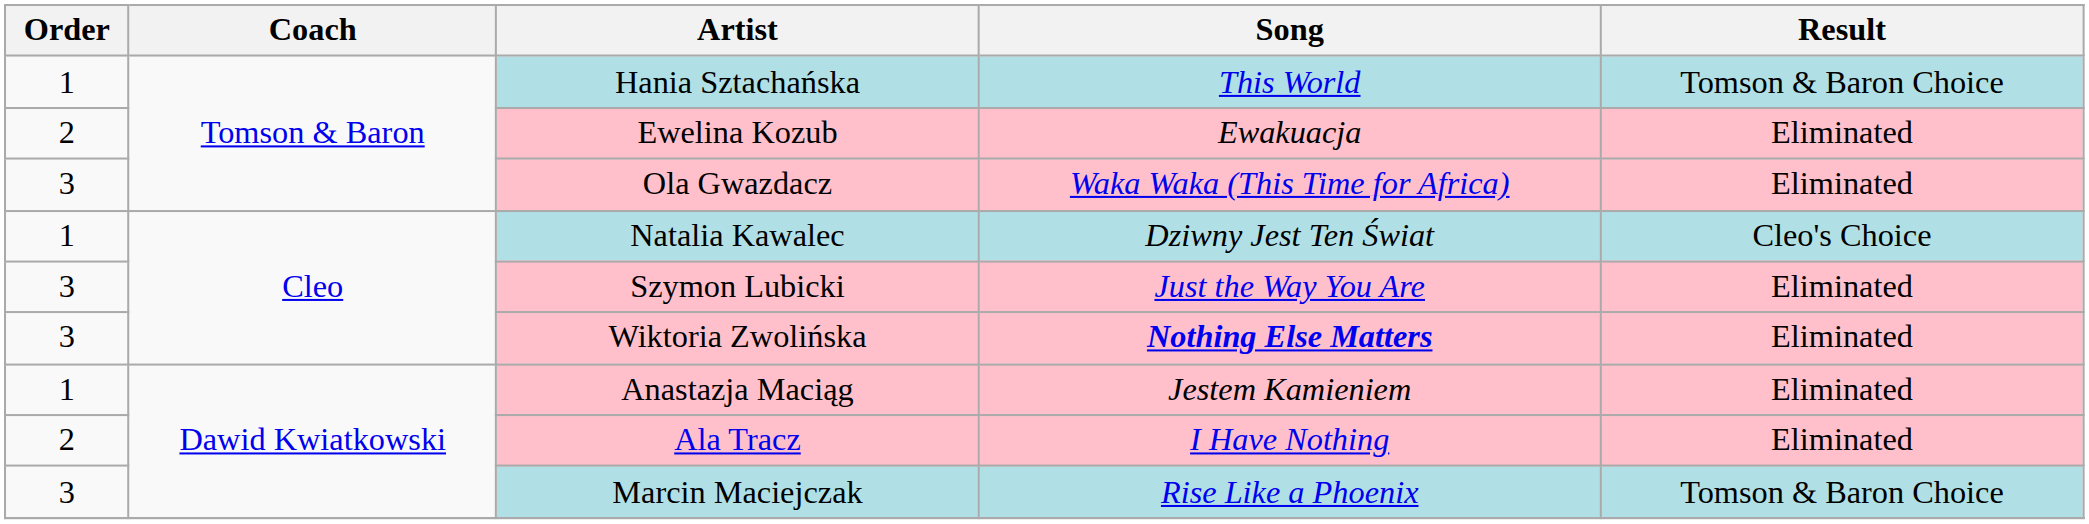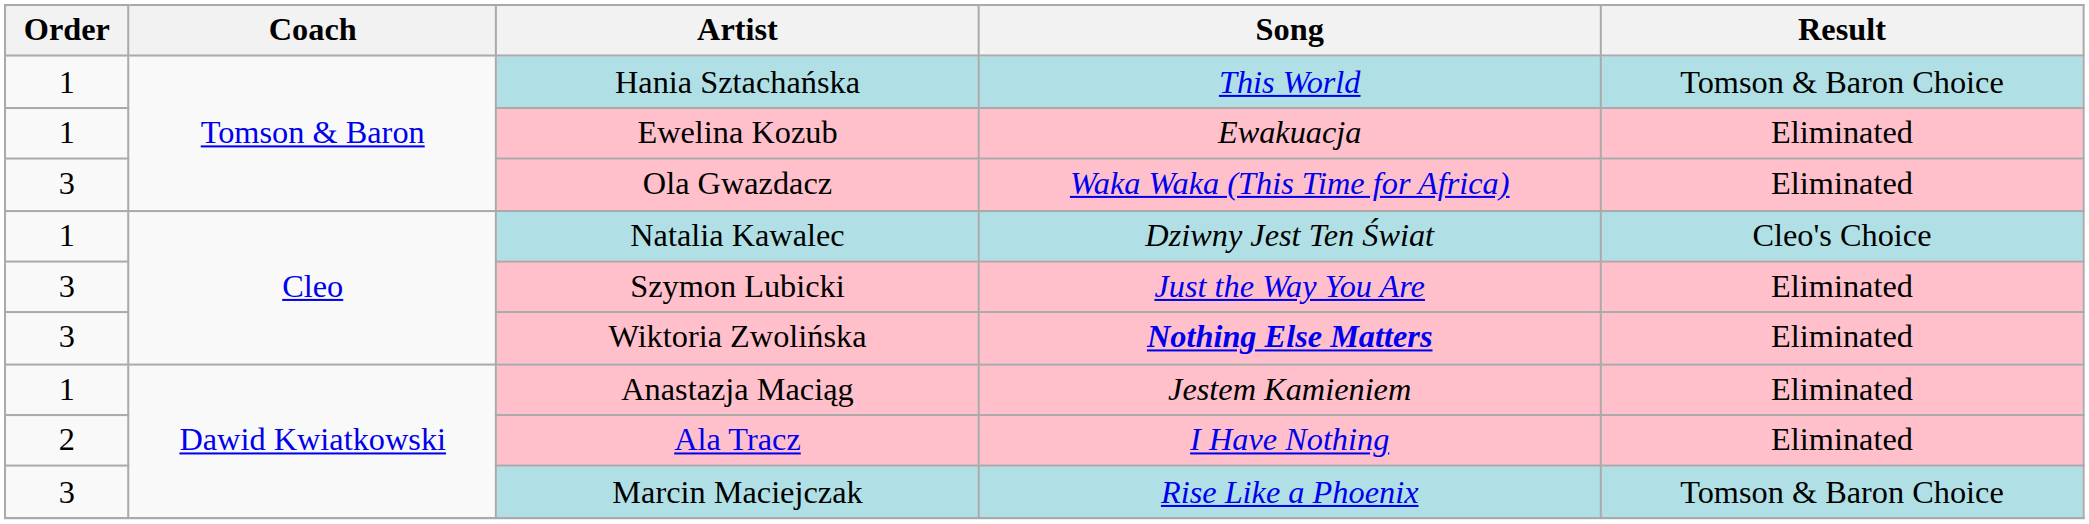(67, 132) 2 -> (67, 132) 1
